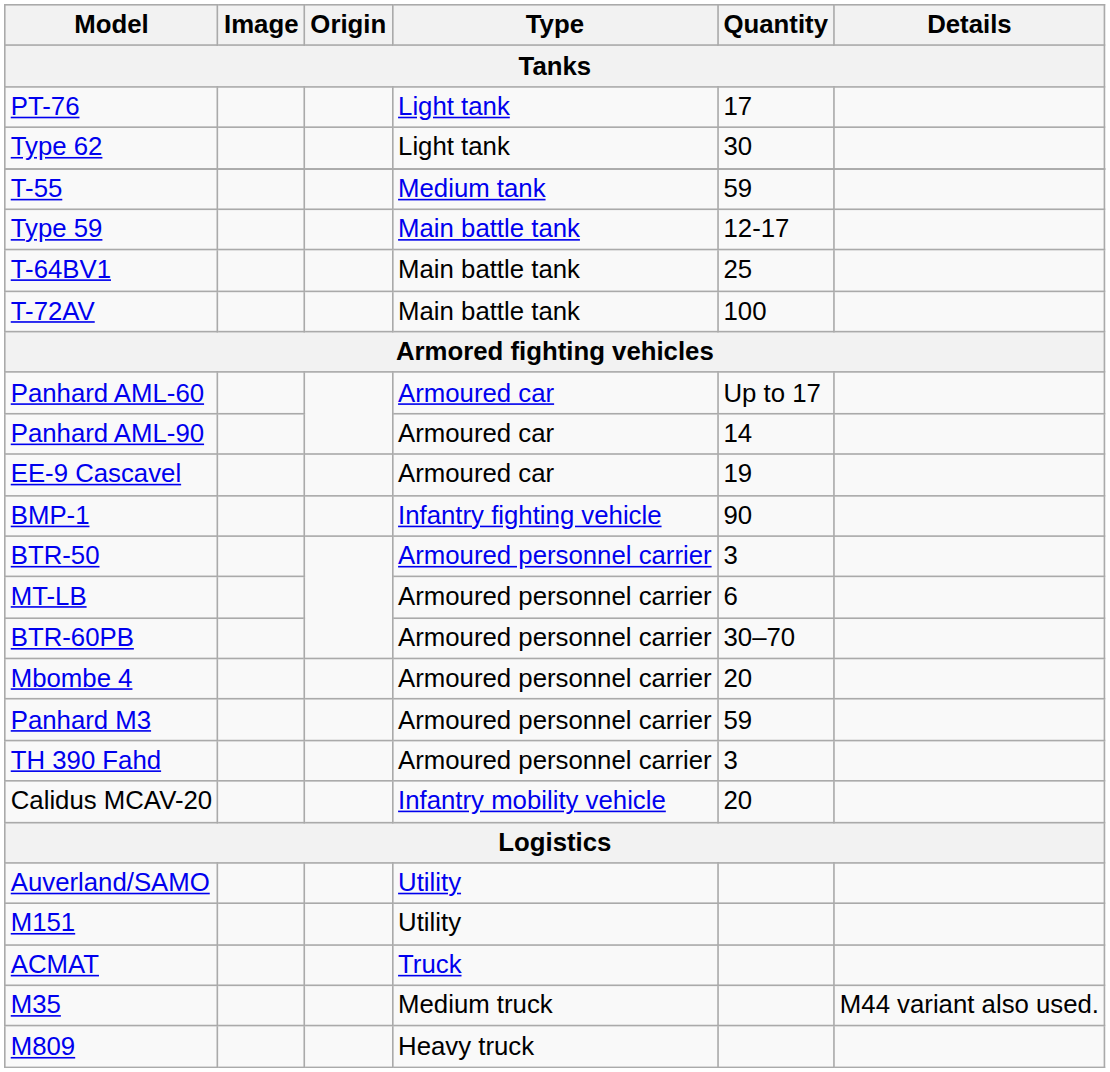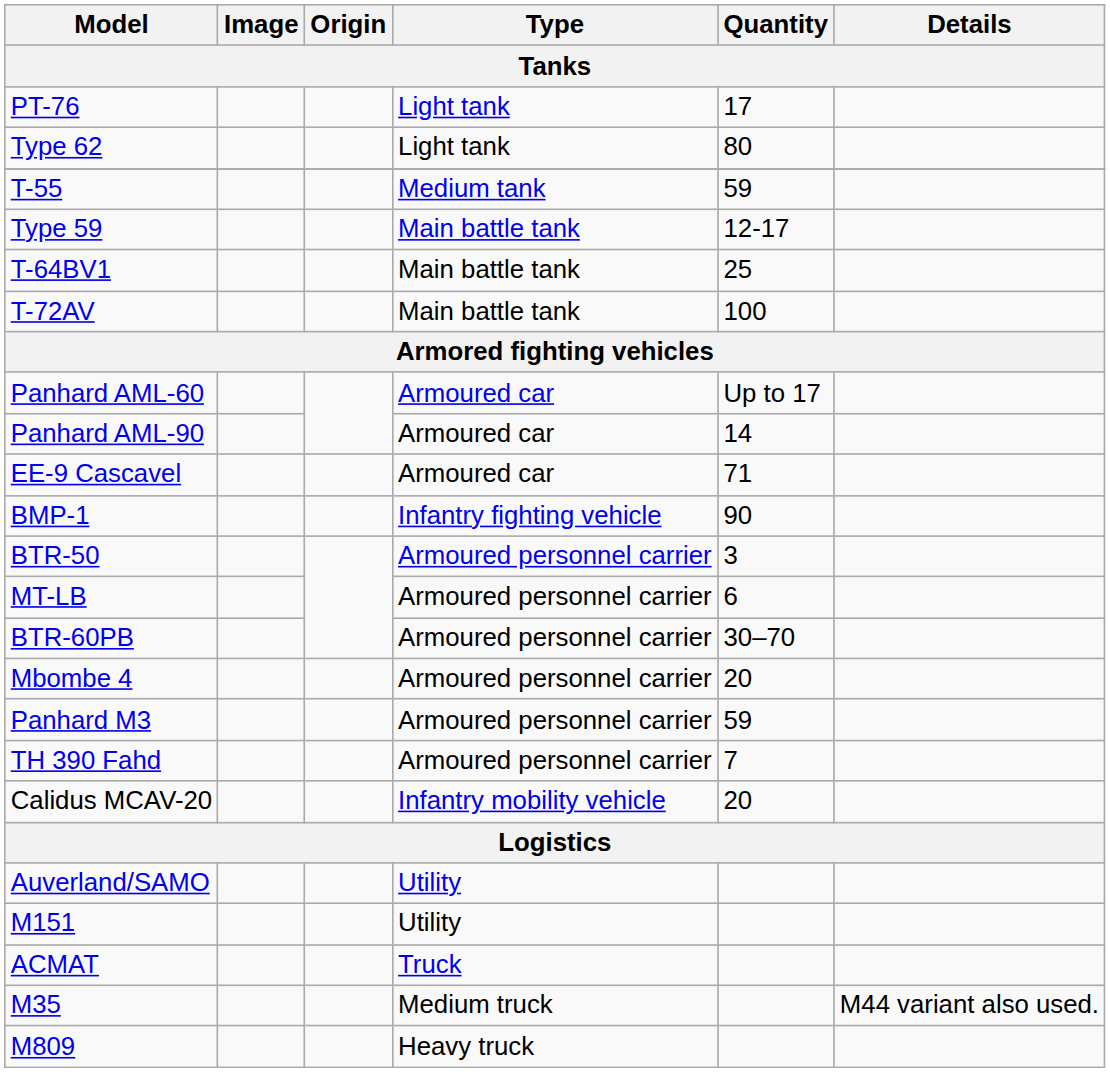(738, 147) 30 -> (738, 147) 80
(738, 474) 19 -> (738, 474) 71
(731, 760) 3 -> (731, 760) 7
